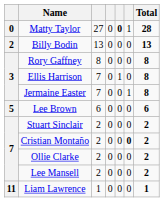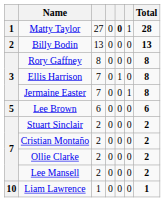(11, 28) 0 -> (11, 28) 1
(129, 141) bold -> (129, 141) normal
(11, 189) 11 -> (11, 189) 10
